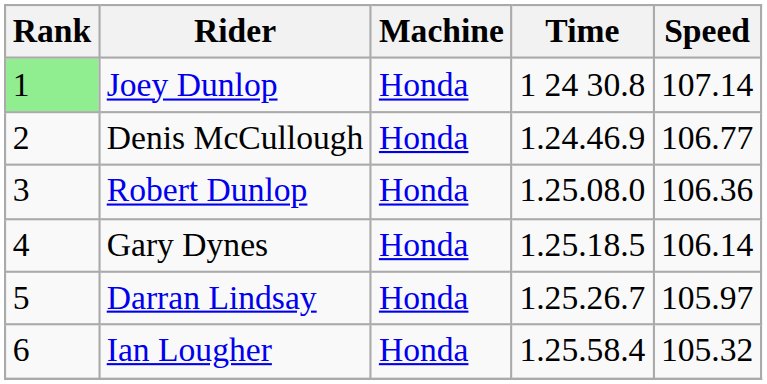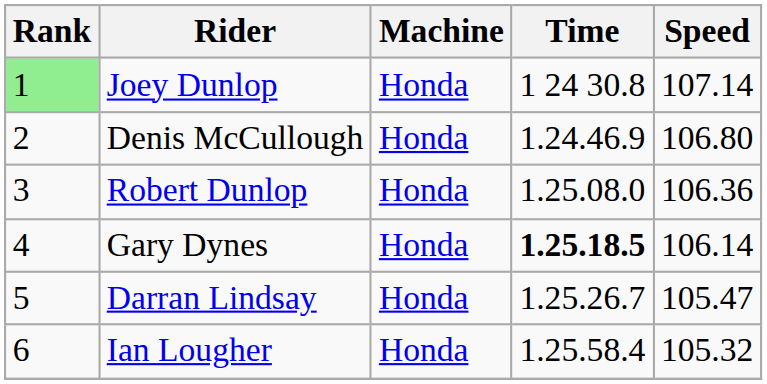(707, 137) 106.77 -> (707, 137) 106.80
(582, 244) normal -> (582, 244) bold
(707, 297) 105.97 -> (707, 297) 105.47
